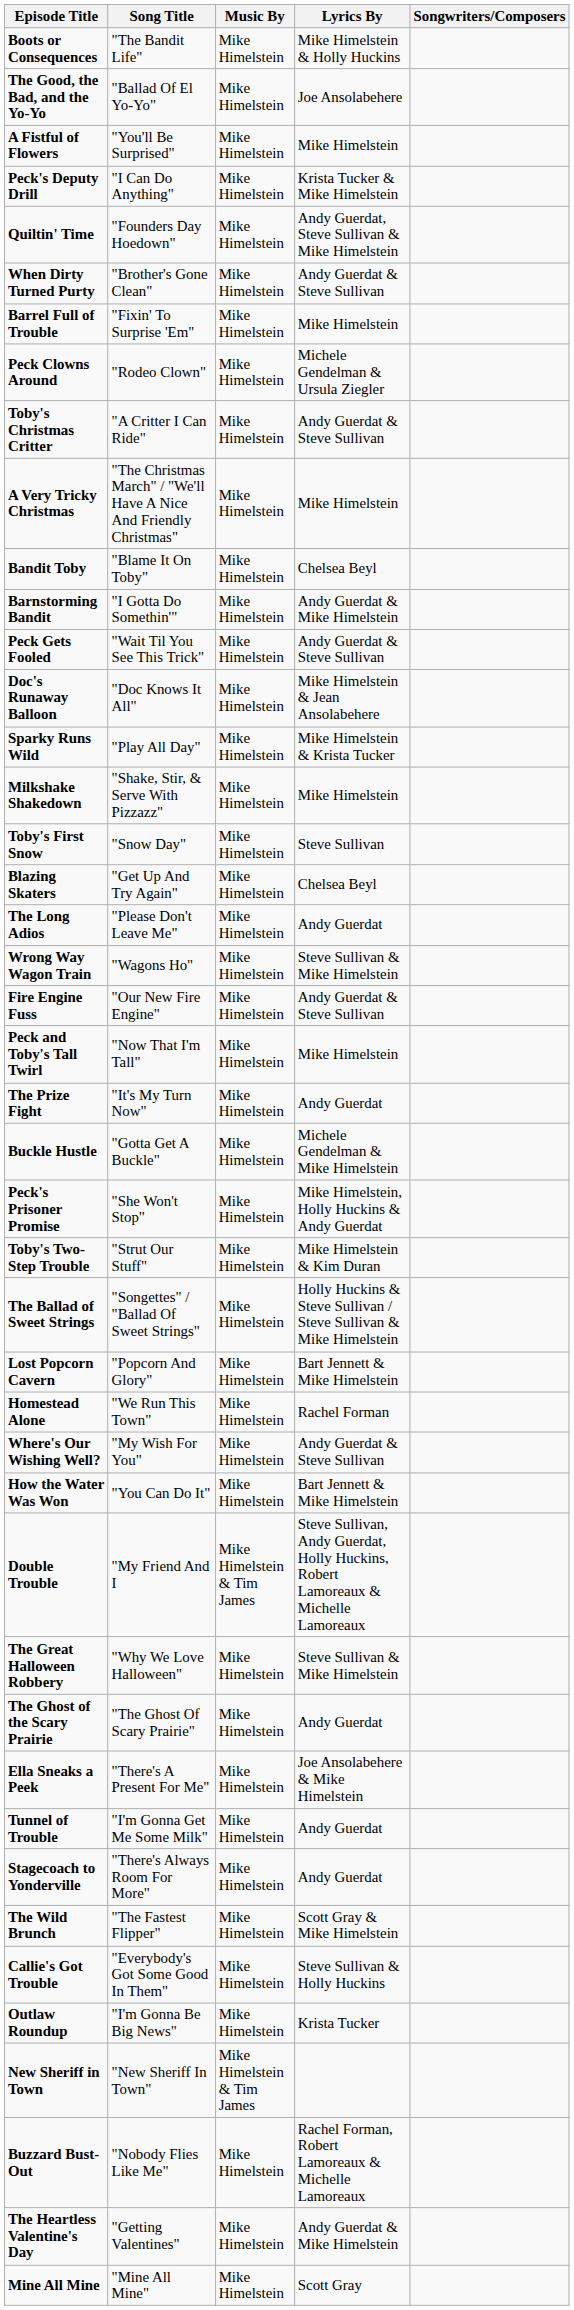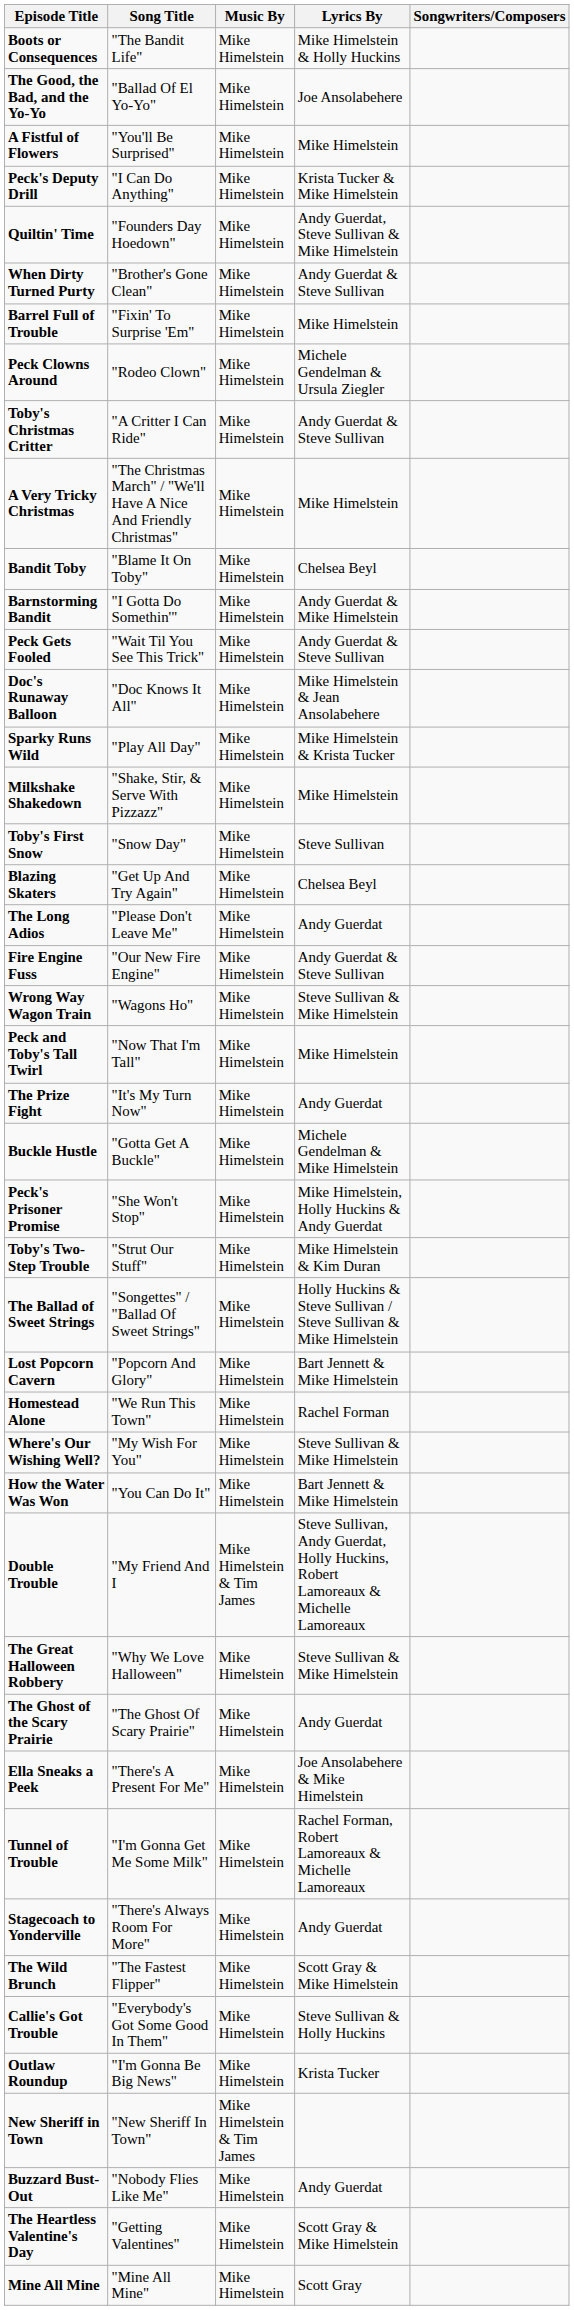rows swapped: (45, 1005) <-> (50, 965)
(348, 1452) Andy Guerdat & Steve Sullivan -> (349, 1452) Steve Sullivan & Mike Himelstein
(340, 1828) Andy Guerdat -> (345, 1853) Rachel Forman, Robert Lamoreaux & Michelle Lamoreaux
(345, 2162) Rachel Forman, Robert Lamoreaux & Michelle Lamoreaux -> (340, 2187) Andy Guerdat
(348, 2236) Andy Guerdat & Mike Himelstein -> (348, 2236) Scott Gray & Mike Himelstein
